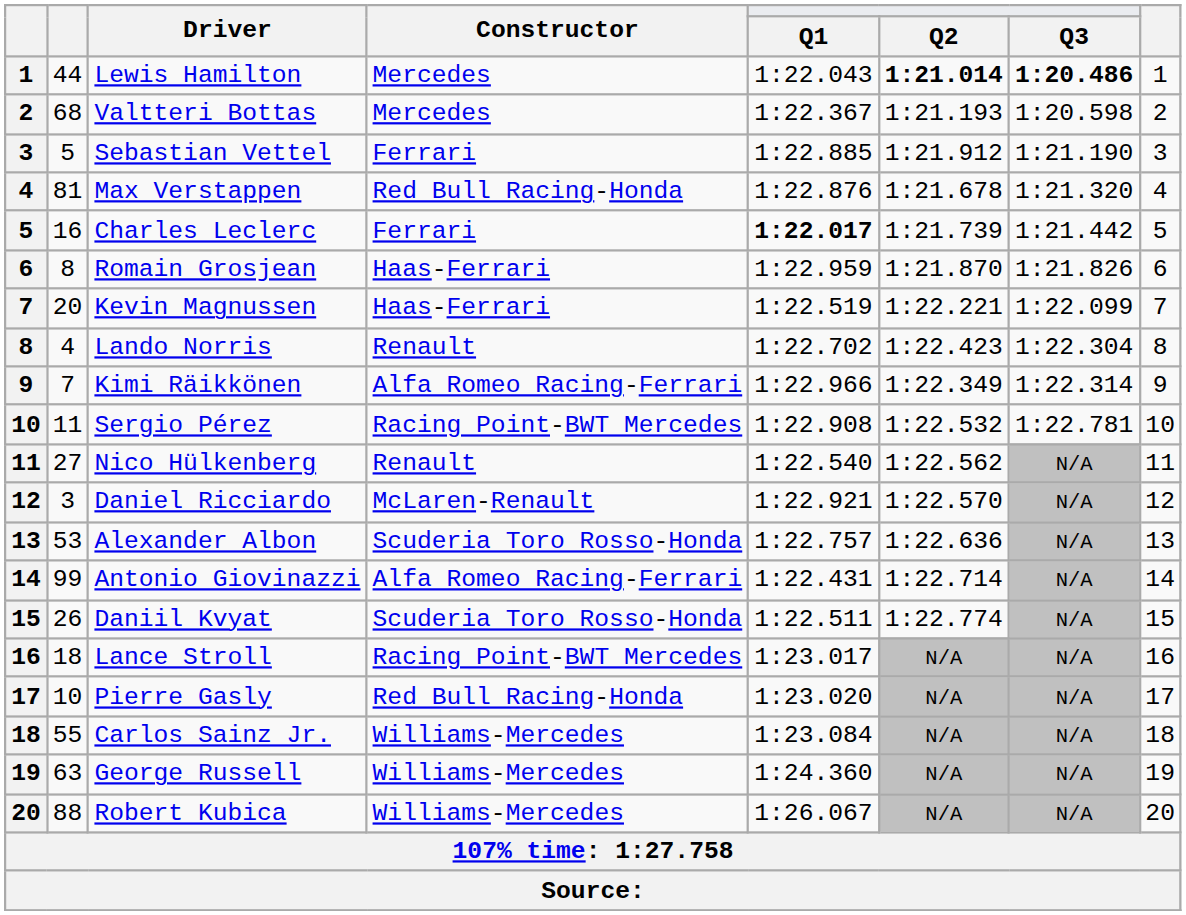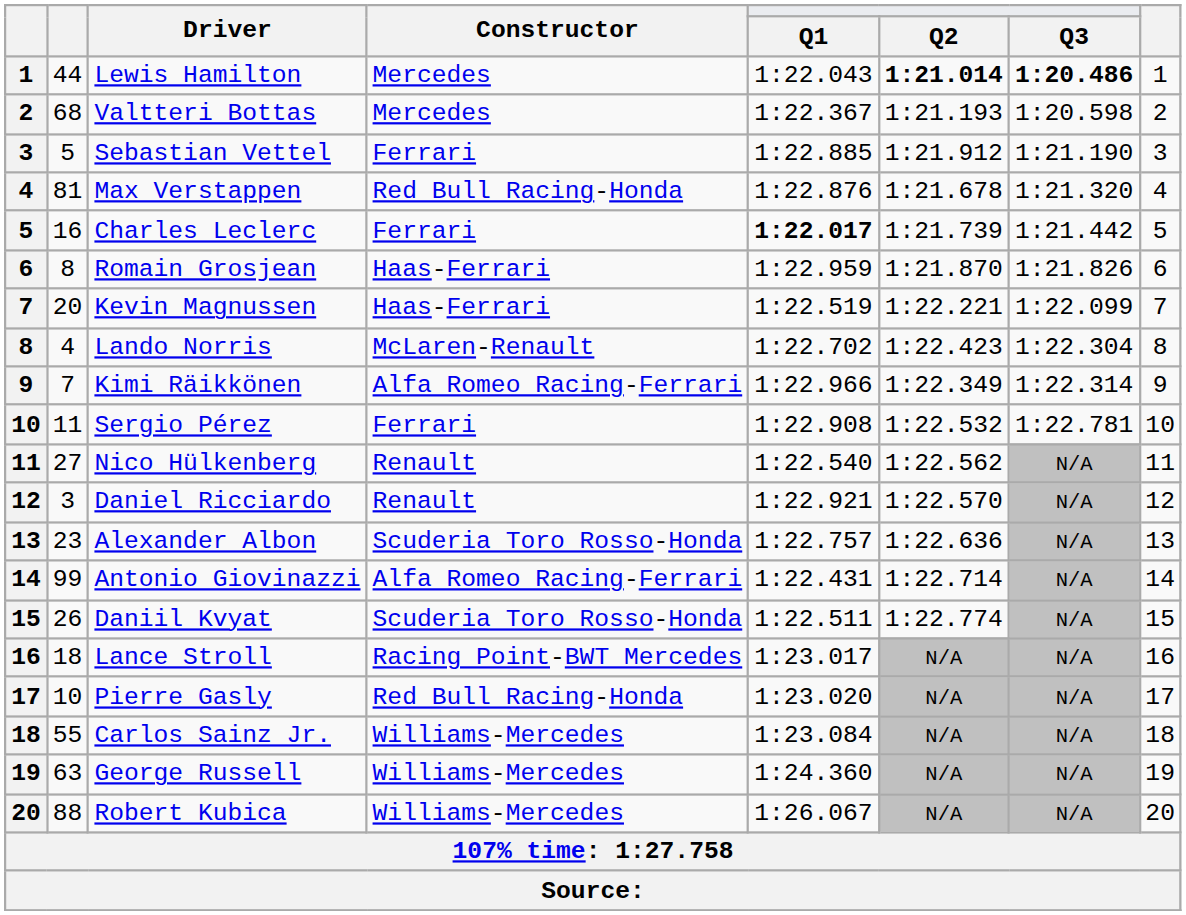(424, 347) Renault -> (483, 347) McLaren-Renault
(557, 425) Racing Point-BWT Mercedes -> (424, 425) Ferrari
(483, 502) McLaren-Renault -> (424, 502) Renault
(68, 541) 53 -> (68, 541) 23
